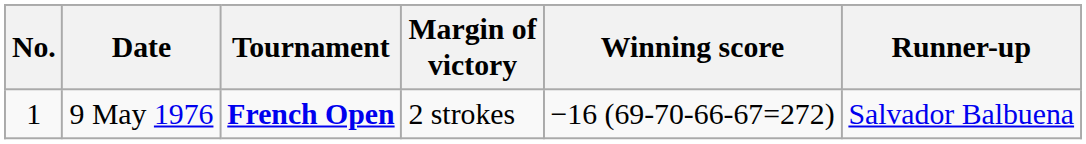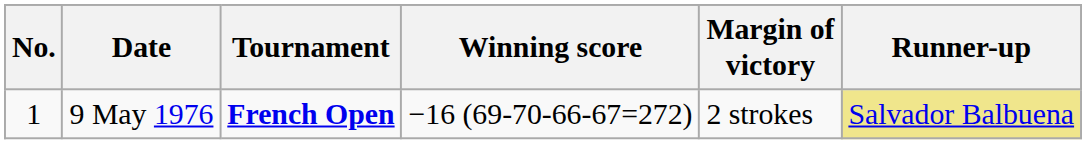columns swapped: (692, 46) <-> (473, 46)
(961, 113) no background -> (961, 113) khaki background
